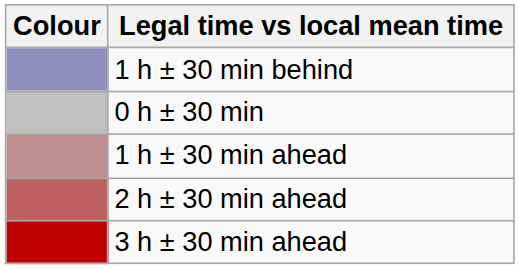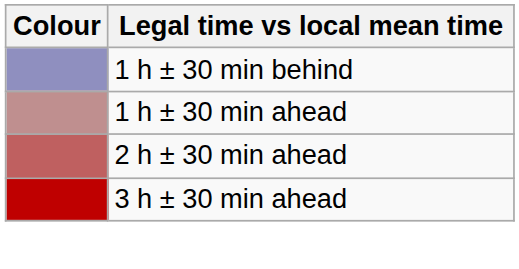- row: (189, 112)
